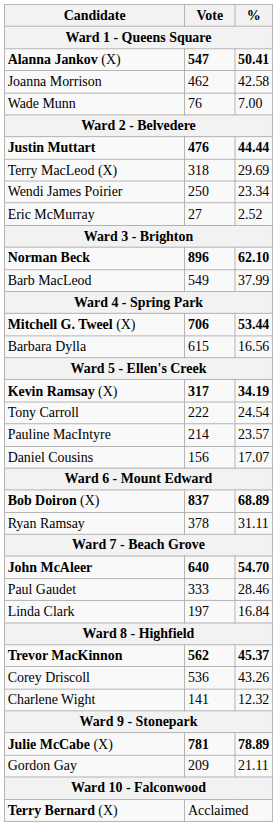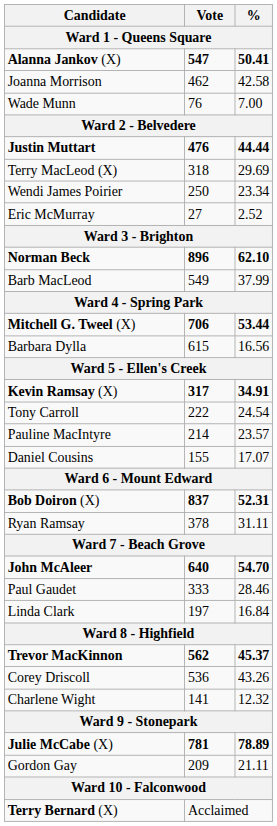(254, 390) 34.19 -> (254, 390) 34.91
(198, 457) 156 -> (198, 457) 155
(254, 501) 68.89 -> (254, 501) 52.31
